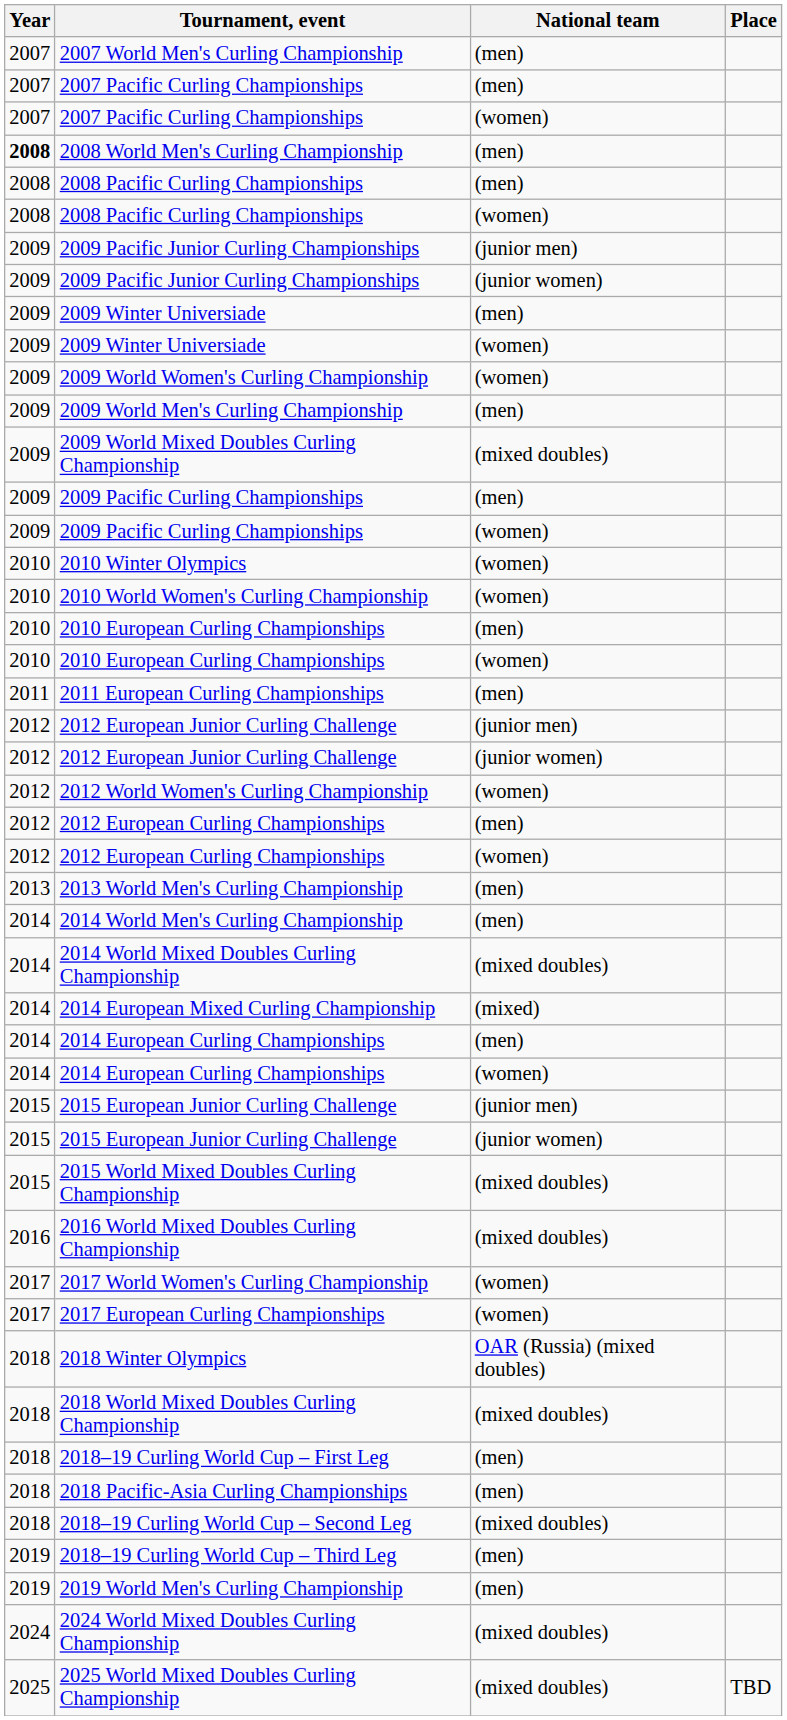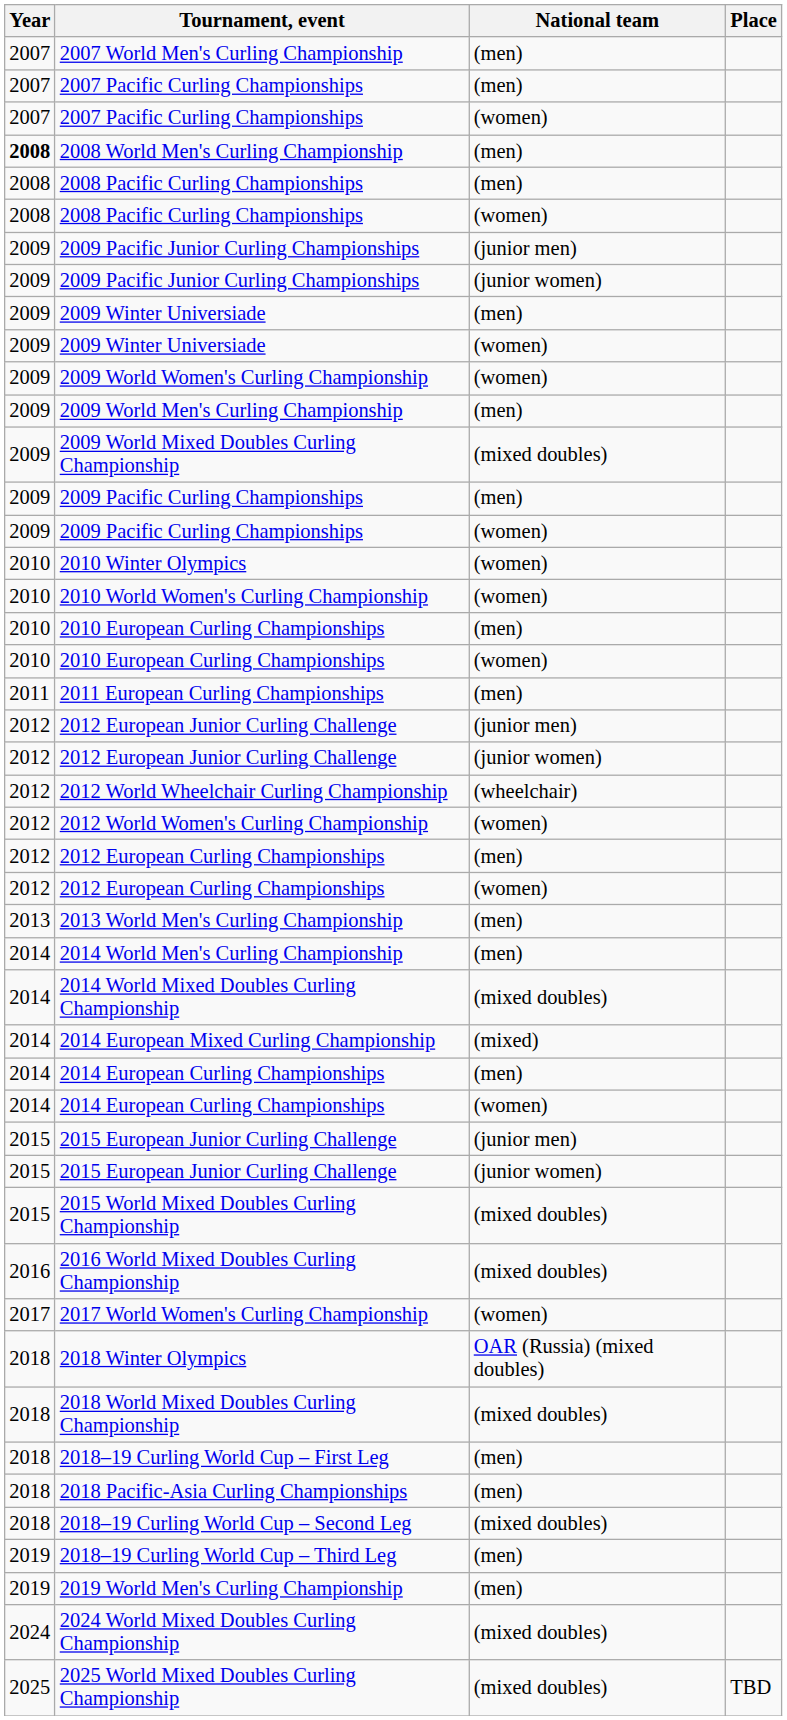+ row: (254, 790)
- row: (222, 1314)
